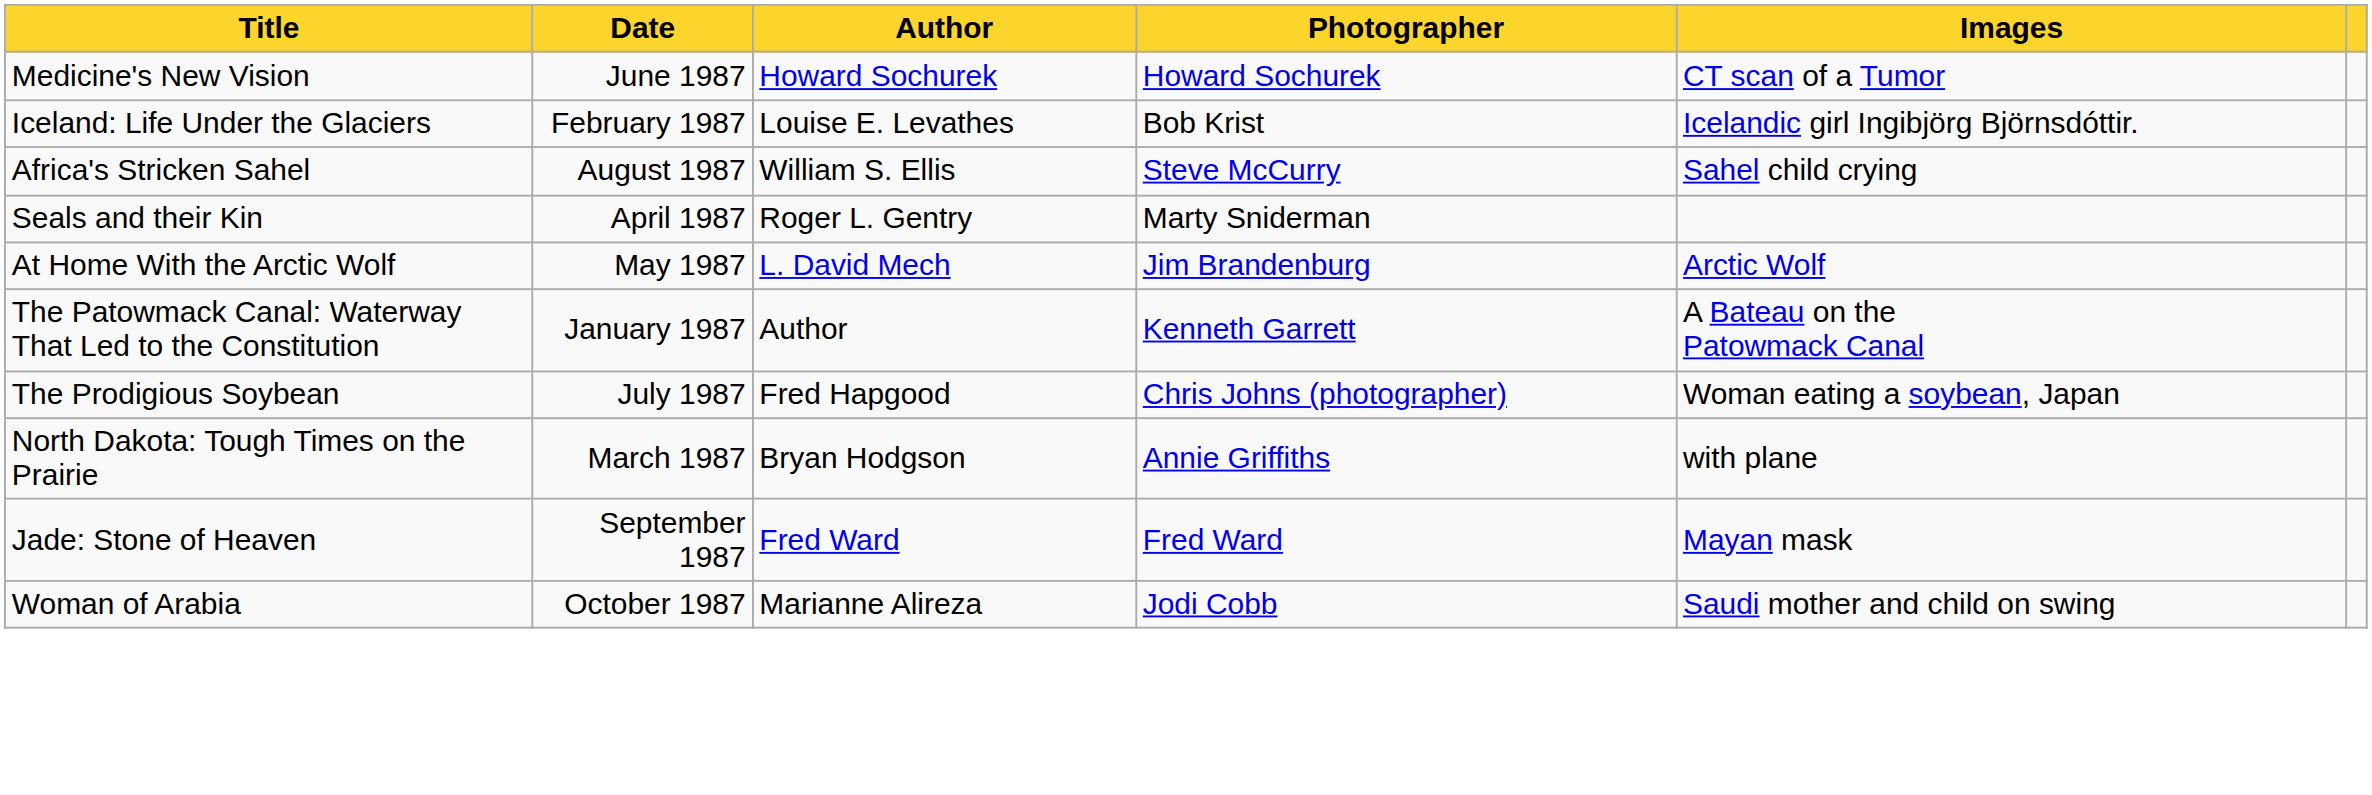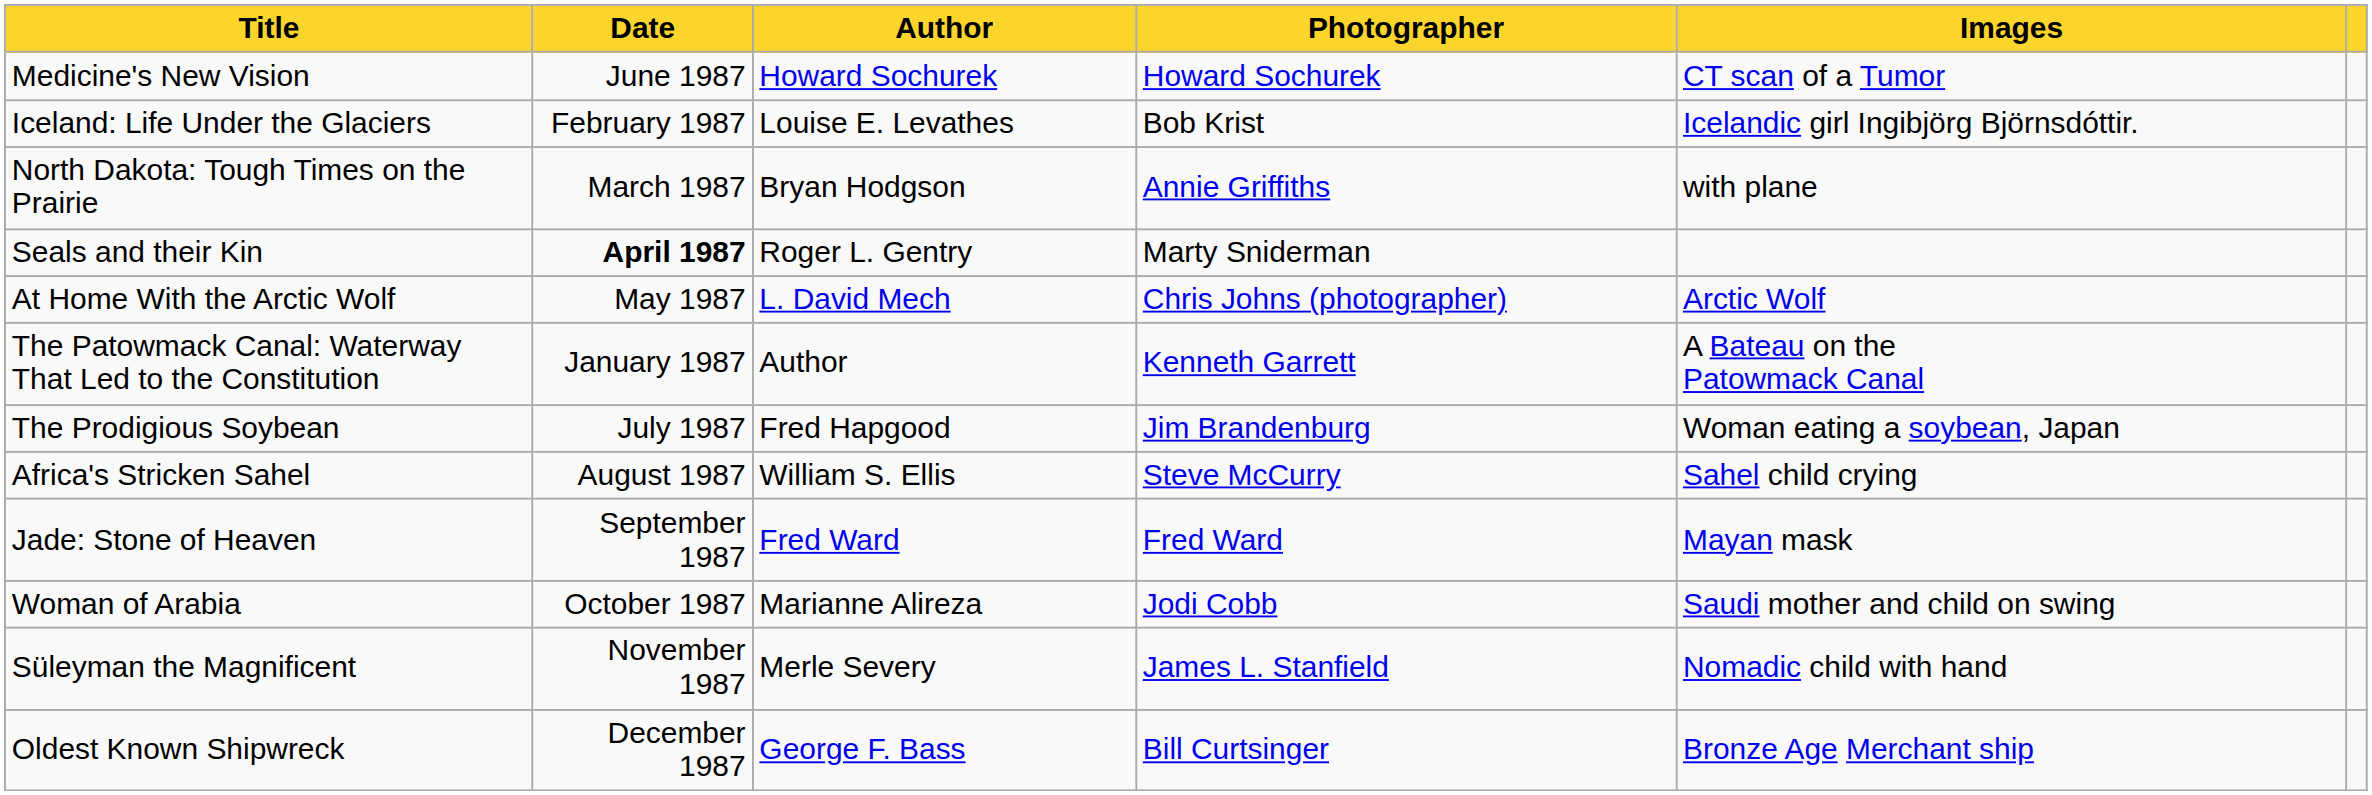rows swapped: (239, 458) <-> (161, 170)
(678, 218) normal -> (674, 251) bold
(1257, 265) Jim Brandenburg -> (1325, 299) Chris Johns (photographer)
(1325, 394) Chris Johns (photographer) -> (1257, 427) Jim Brandenburg
+ row: (184, 667)
+ row: (178, 749)
